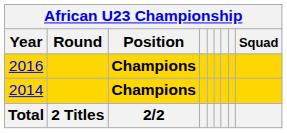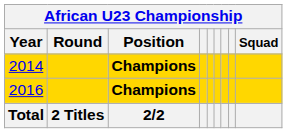rows swapped: (26, 90) <-> (26, 66)
